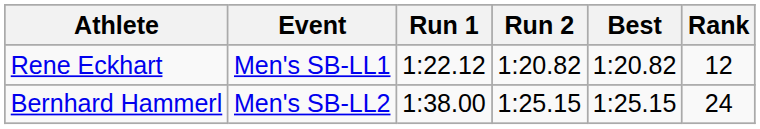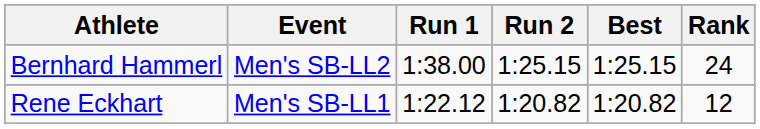rows swapped: (87, 65) <-> (117, 104)
